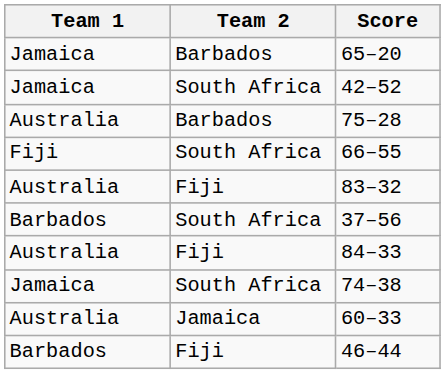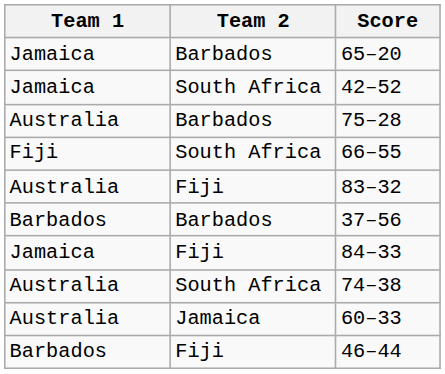(248, 220) South Africa -> (224, 220) Barbados
(64, 253) Australia -> (52, 253) Jamaica
(52, 286) Jamaica -> (64, 286) Australia
